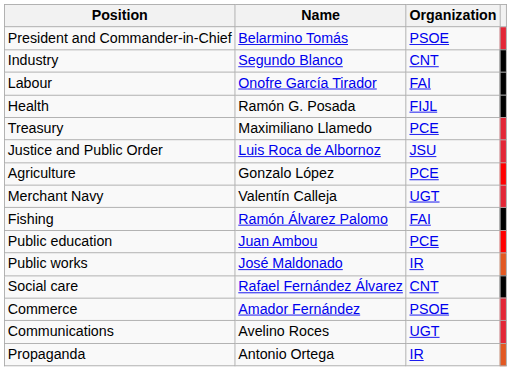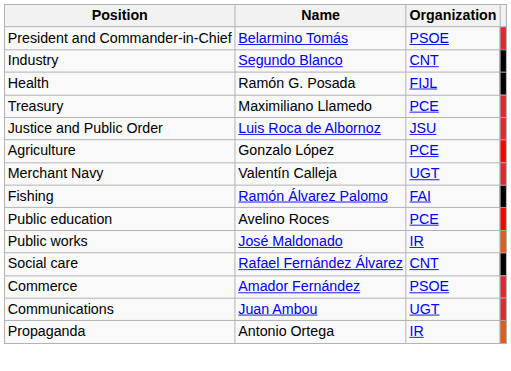- row: (30, 83)
(278, 241) Juan Ambou -> (284, 219) Avelino Roces
(284, 331) Avelino Roces -> (278, 309) Juan Ambou
